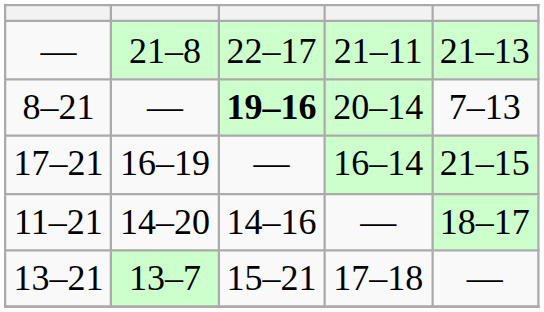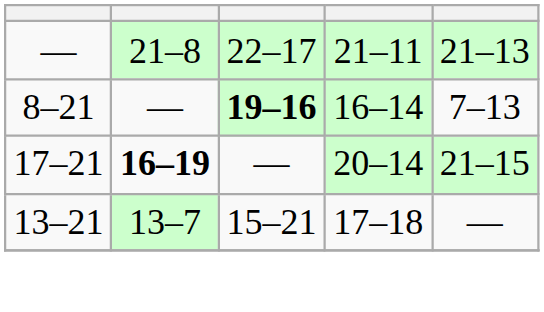(378, 106) 20–14 -> (378, 106) 16–14
(165, 163) normal -> (165, 163) bold
(378, 163) 16–14 -> (378, 163) 20–14
- row: (58, 220)
